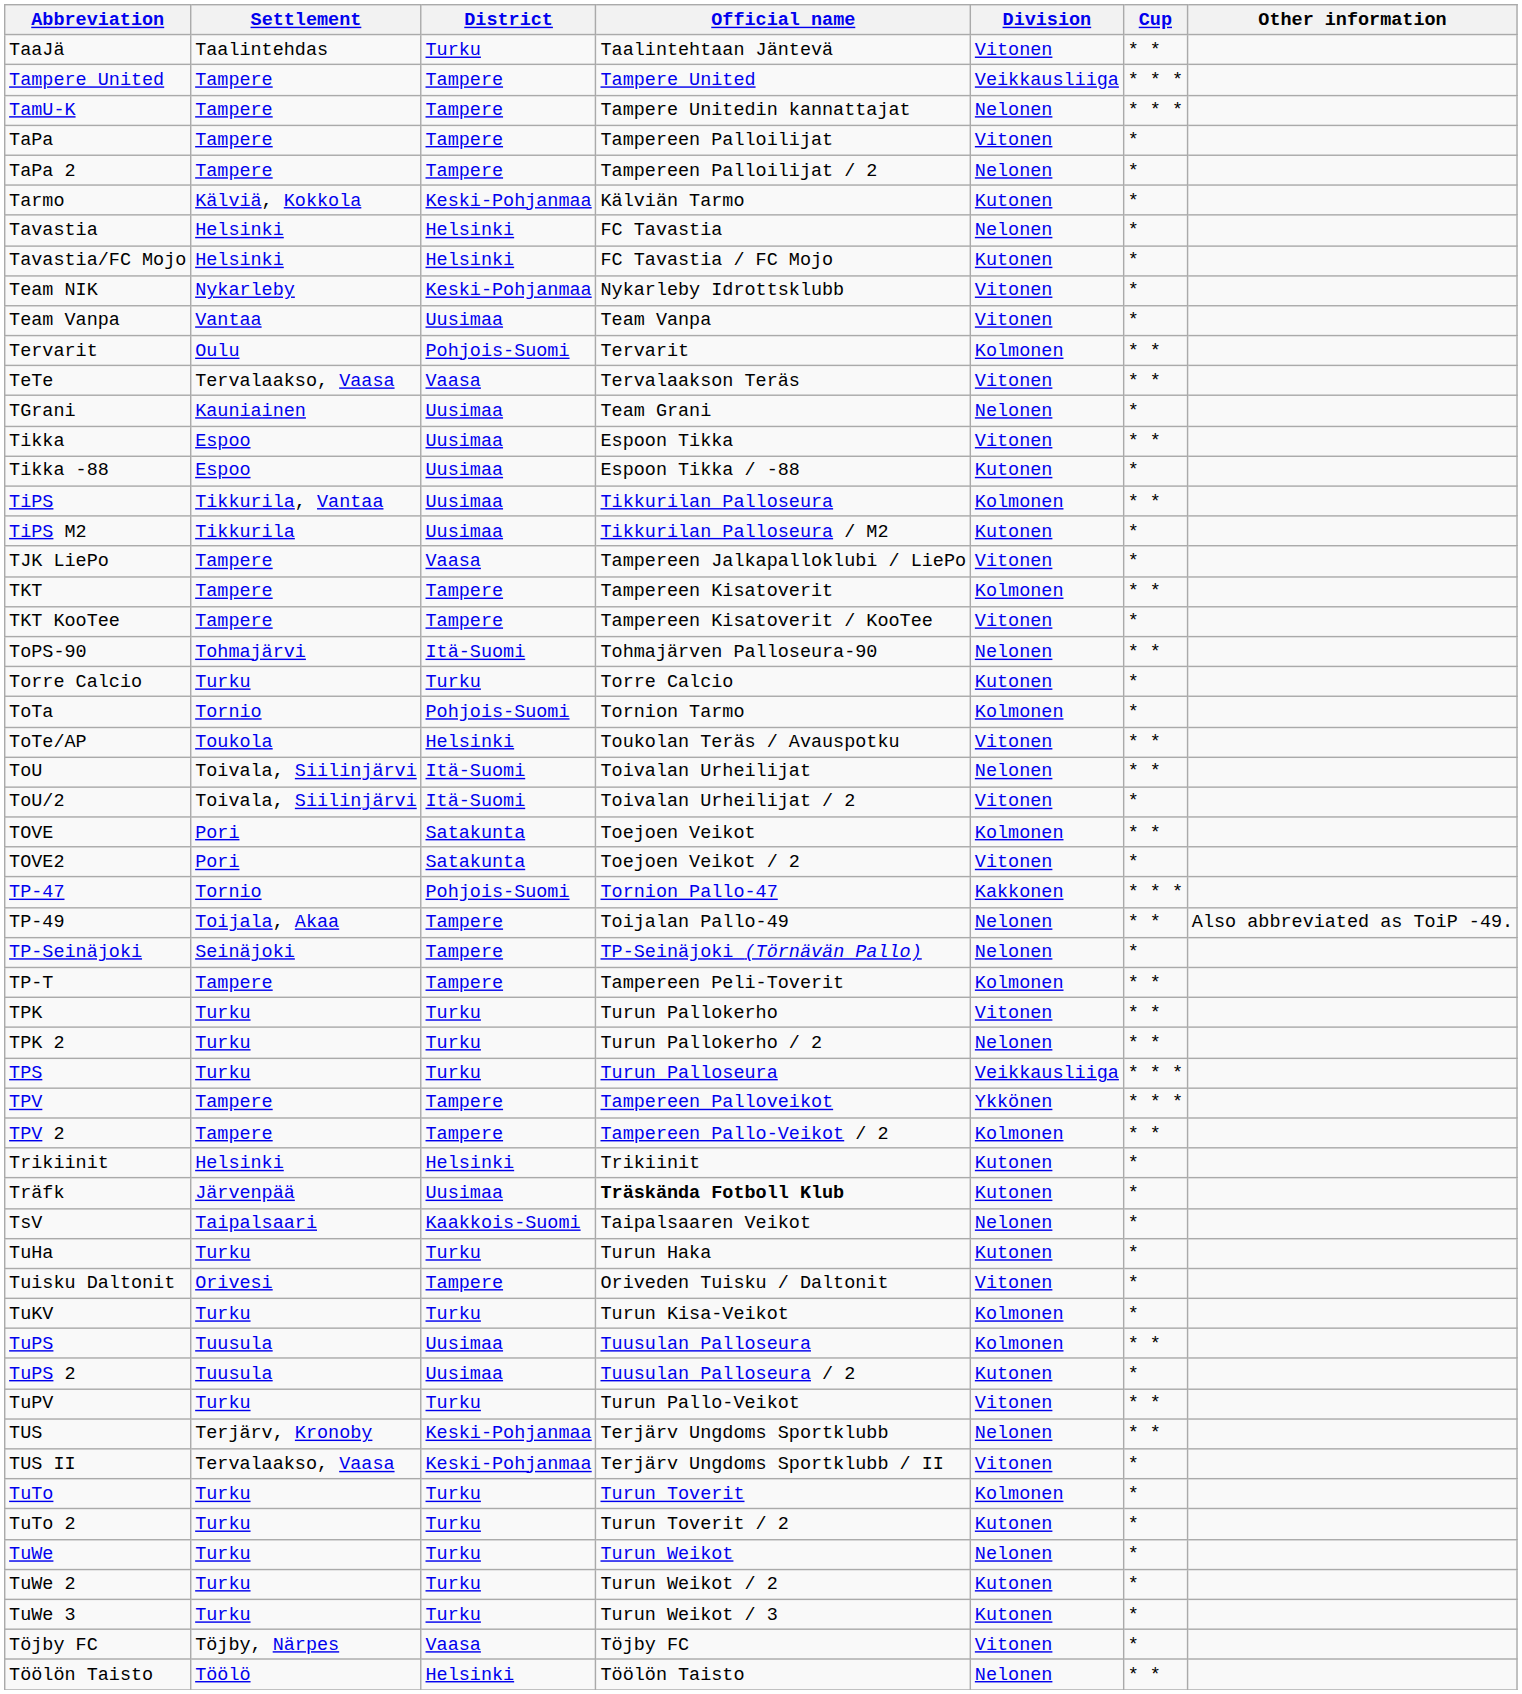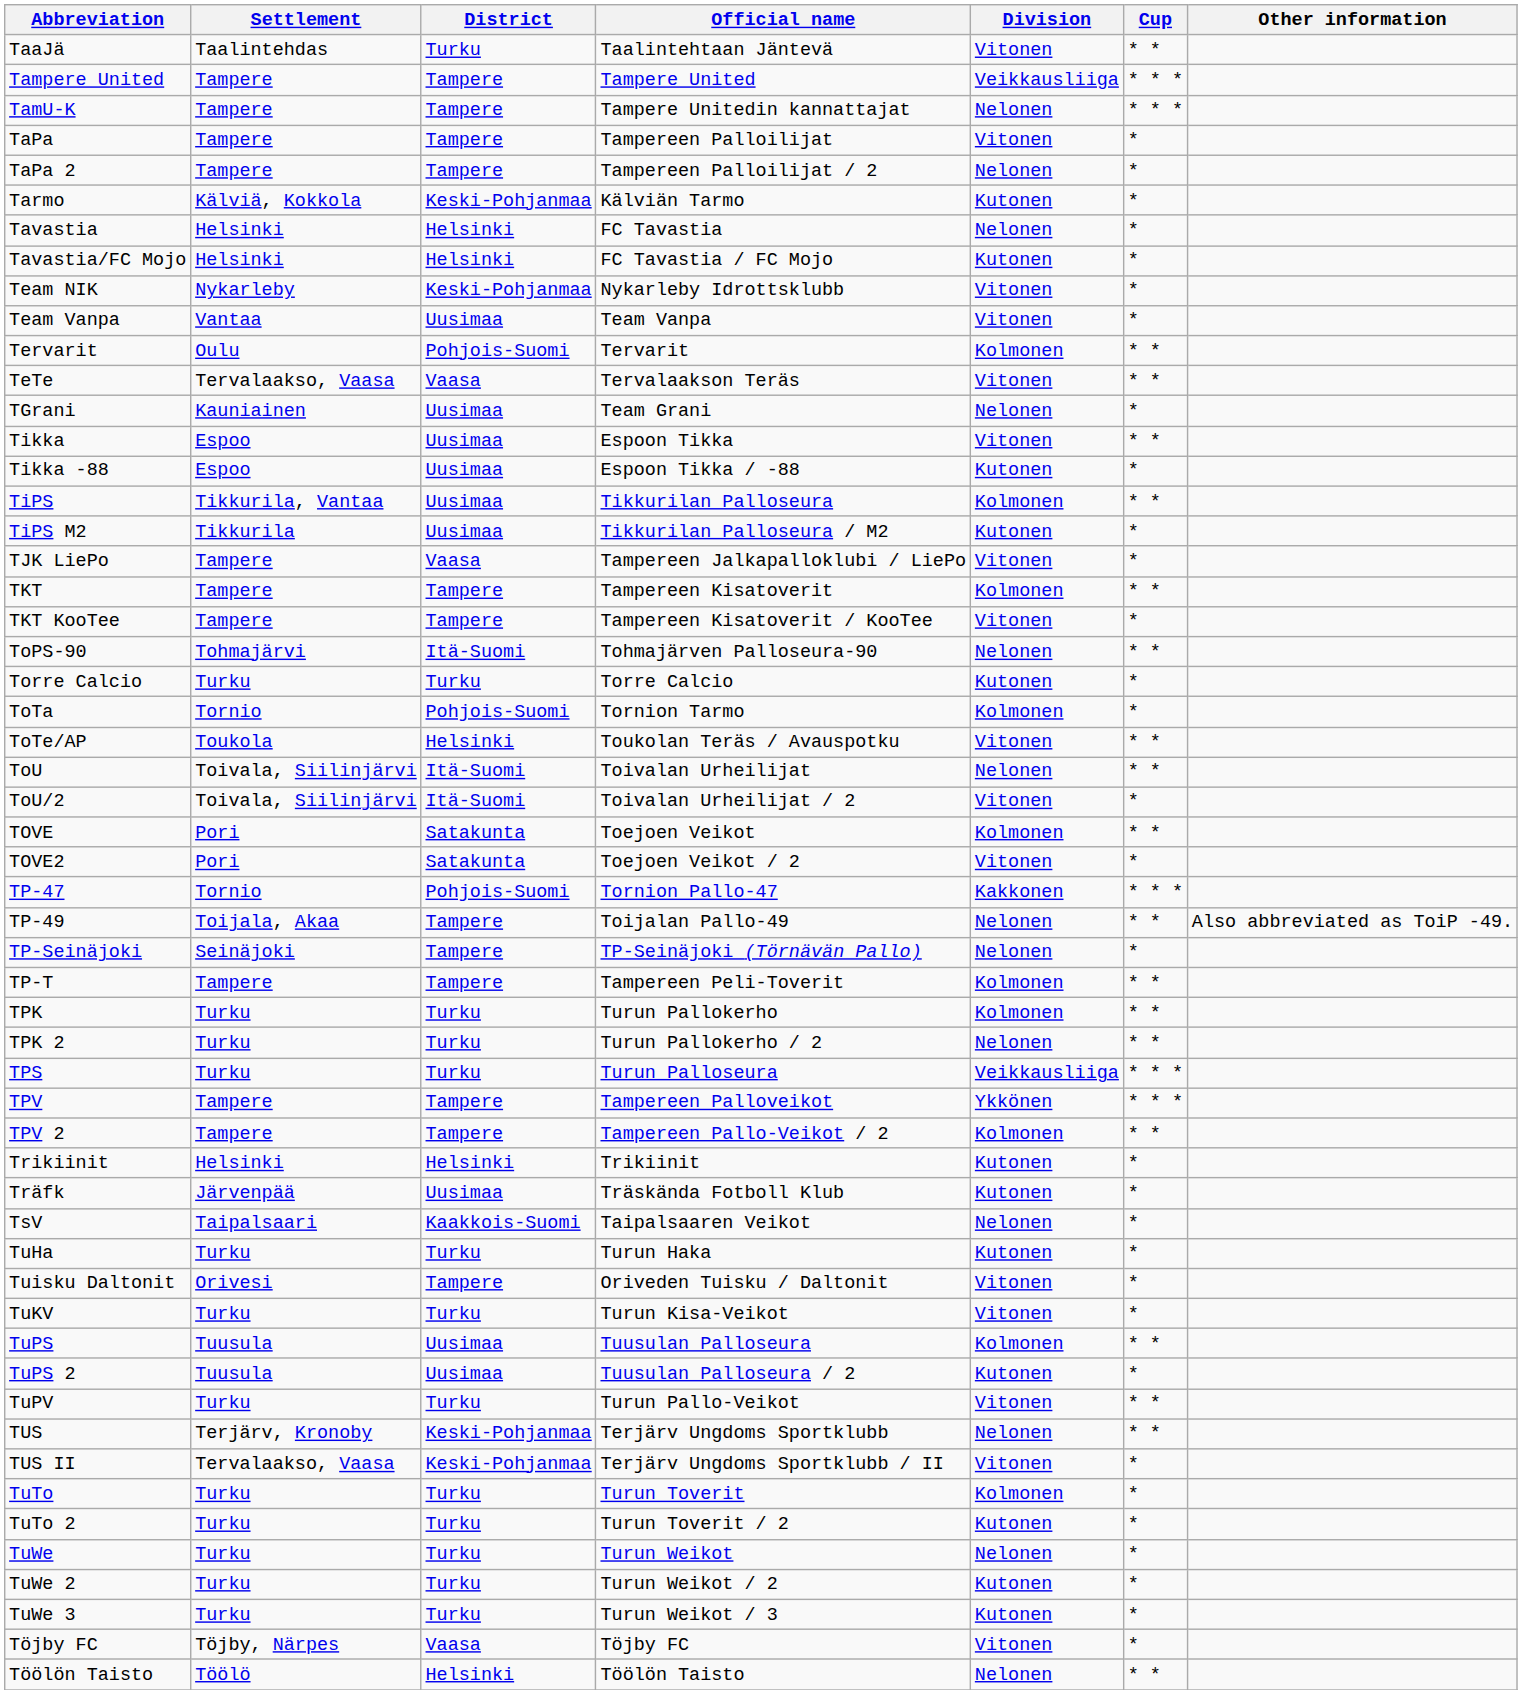(1014, 1013) Vitonen -> (1019, 1013) Kolmonen
(722, 1193) bold -> (722, 1193) normal
(1019, 1313) Kolmonen -> (1014, 1313) Vitonen
